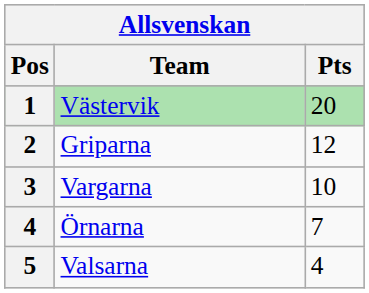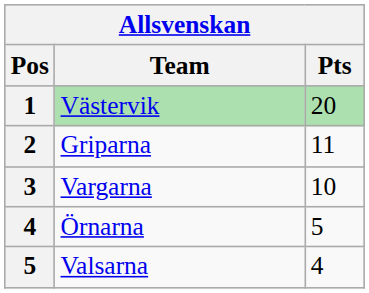(323, 145) 12 -> (323, 145) 11
(317, 226) 7 -> (317, 226) 5
